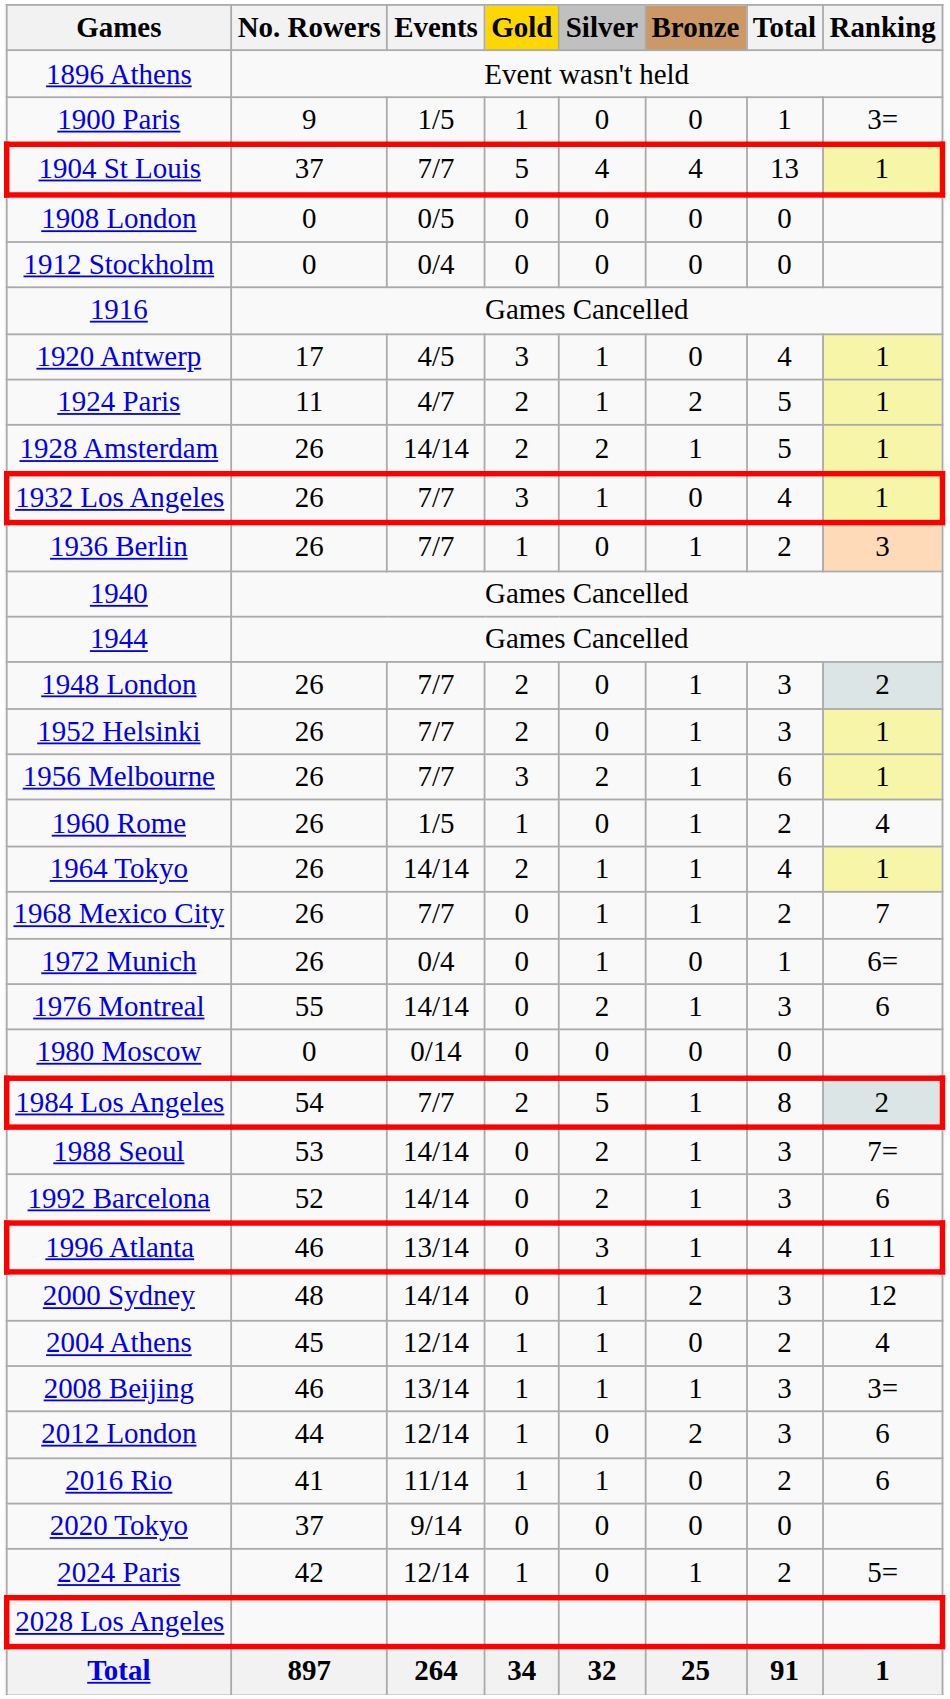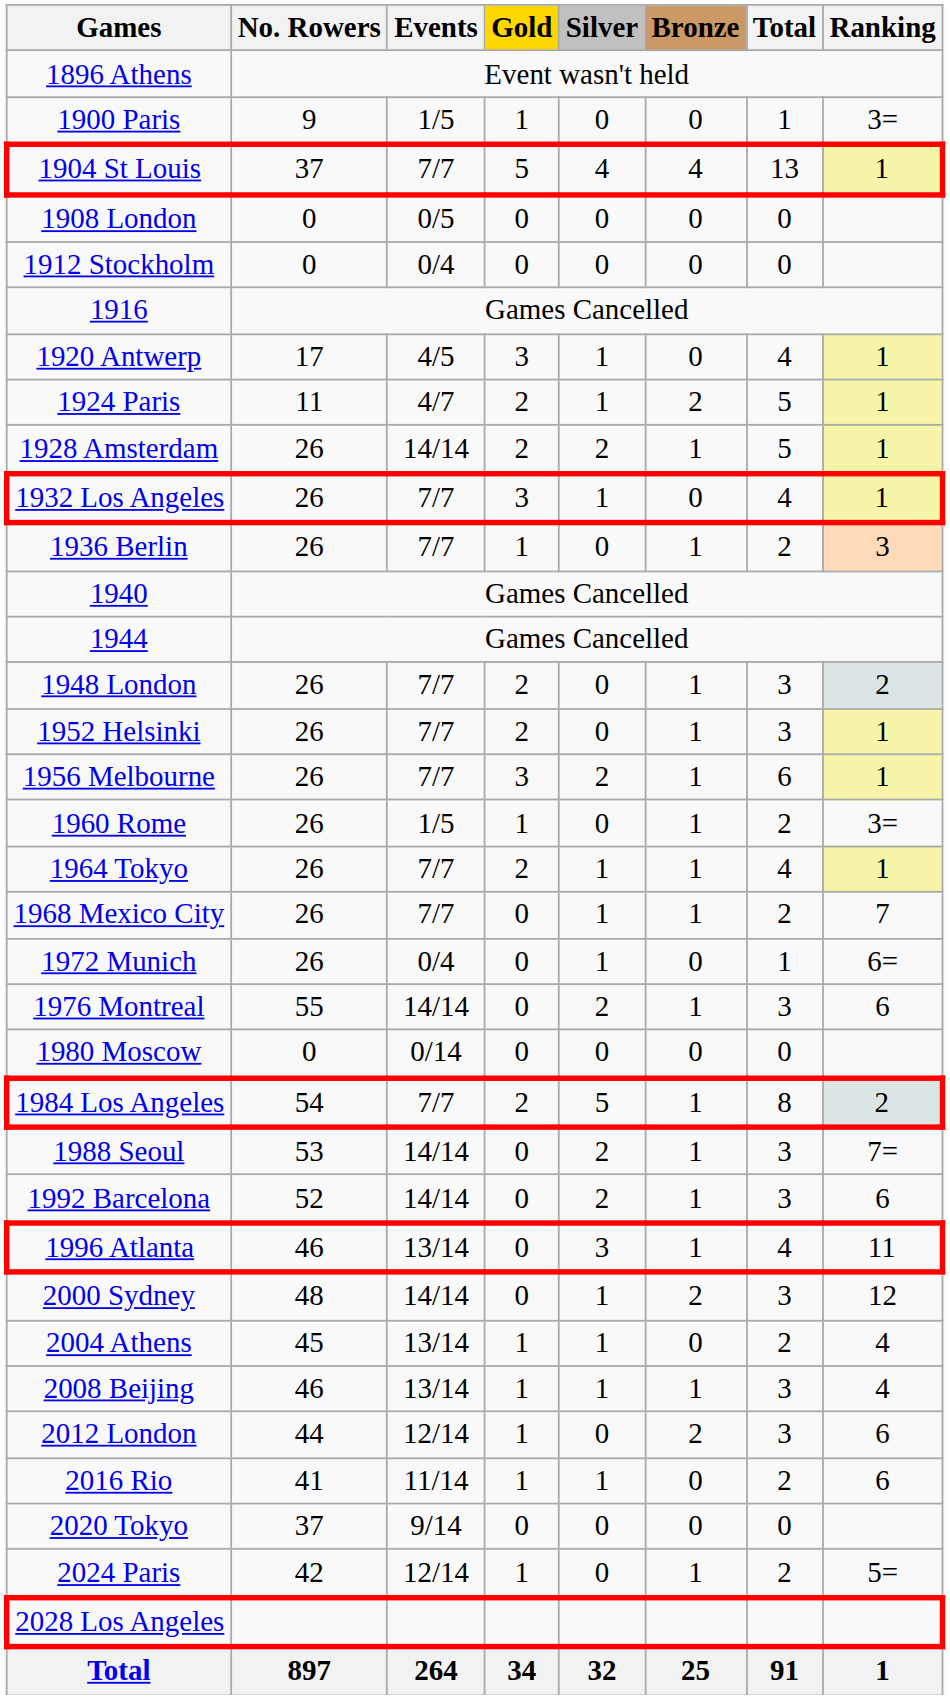(883, 822) 4 -> (883, 822) 3=
(436, 868) 14/14 -> (436, 868) 7/7
(436, 1342) 12/14 -> (436, 1342) 13/14
(883, 1388) 3= -> (883, 1388) 4
